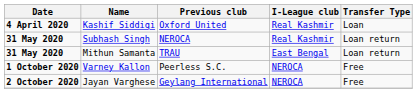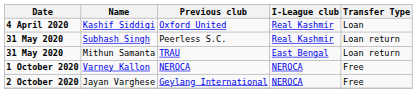(175, 39) NEROCA -> (193, 39) Peerless S.C.
(193, 67) Peerless S.C. -> (175, 67) NEROCA
